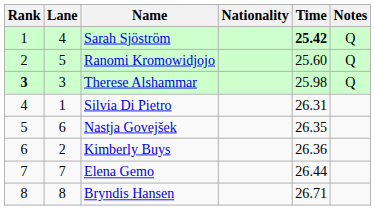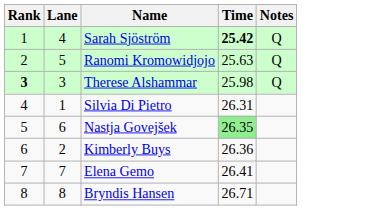- column: (255, 15)
(311, 60) 25.60 -> (237, 60) 25.63
(311, 127) no background -> (237, 127) lightgreen background
(311, 171) 26.44 -> (237, 171) 26.41
